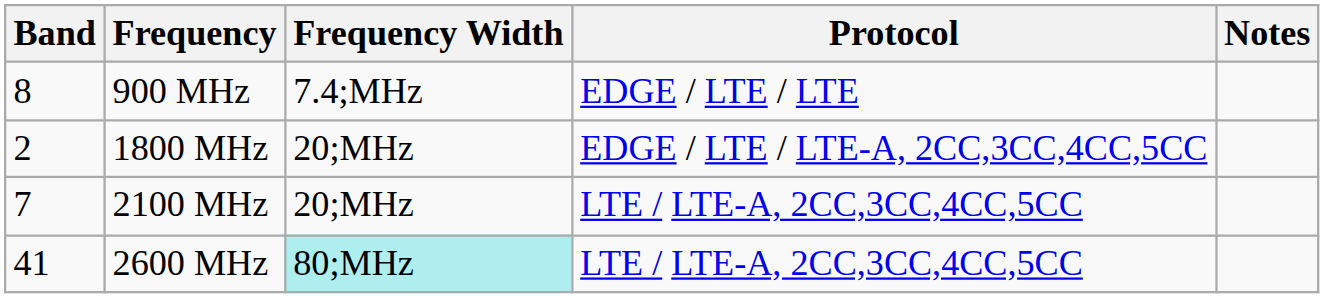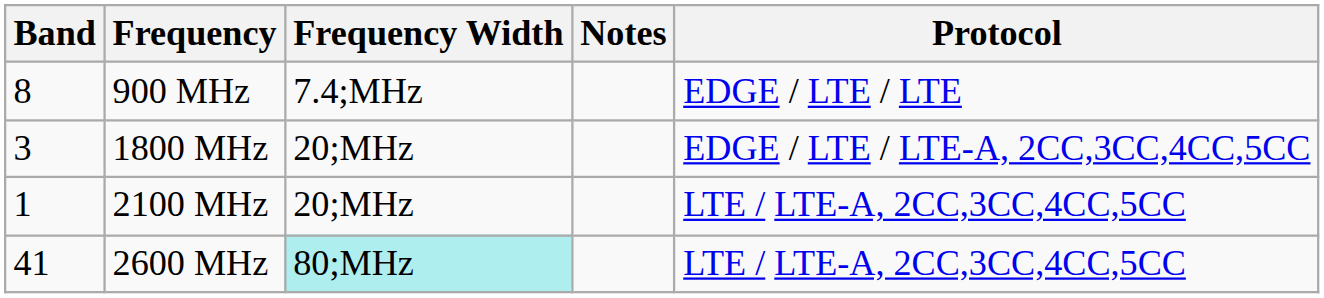columns swapped: (894, 33) <-> (1267, 33)
(23, 147) 2 -> (23, 147) 3
(23, 205) 7 -> (23, 205) 1
